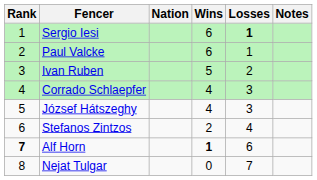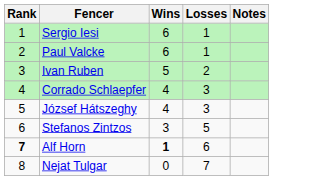- column: (170, 14)
(249, 33) bold -> (206, 33) normal
(209, 128) 2 -> (166, 128) 3
(249, 128) 4 -> (206, 128) 5
